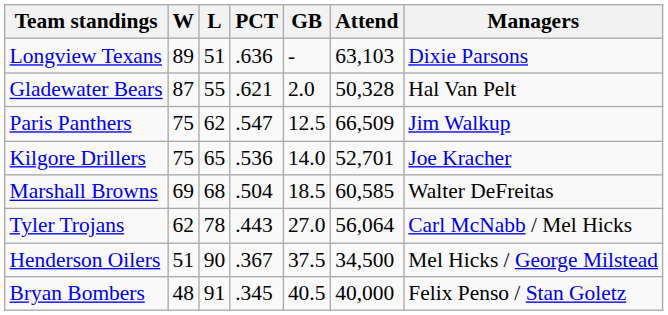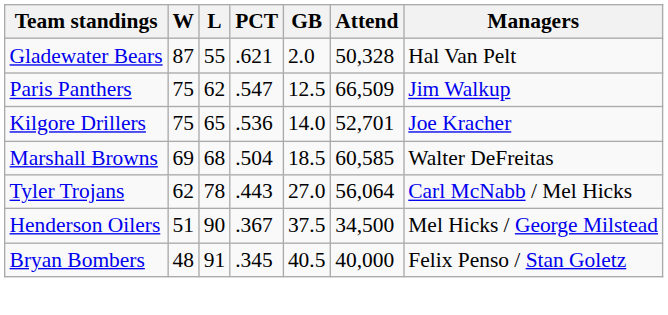- row: (86, 55)
